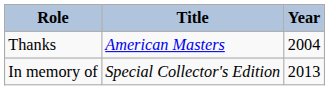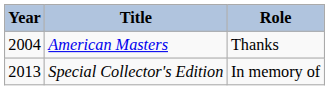columns swapped: (304, 18) <-> (53, 18)
